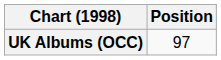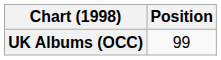(182, 42) 97 -> (182, 42) 99
